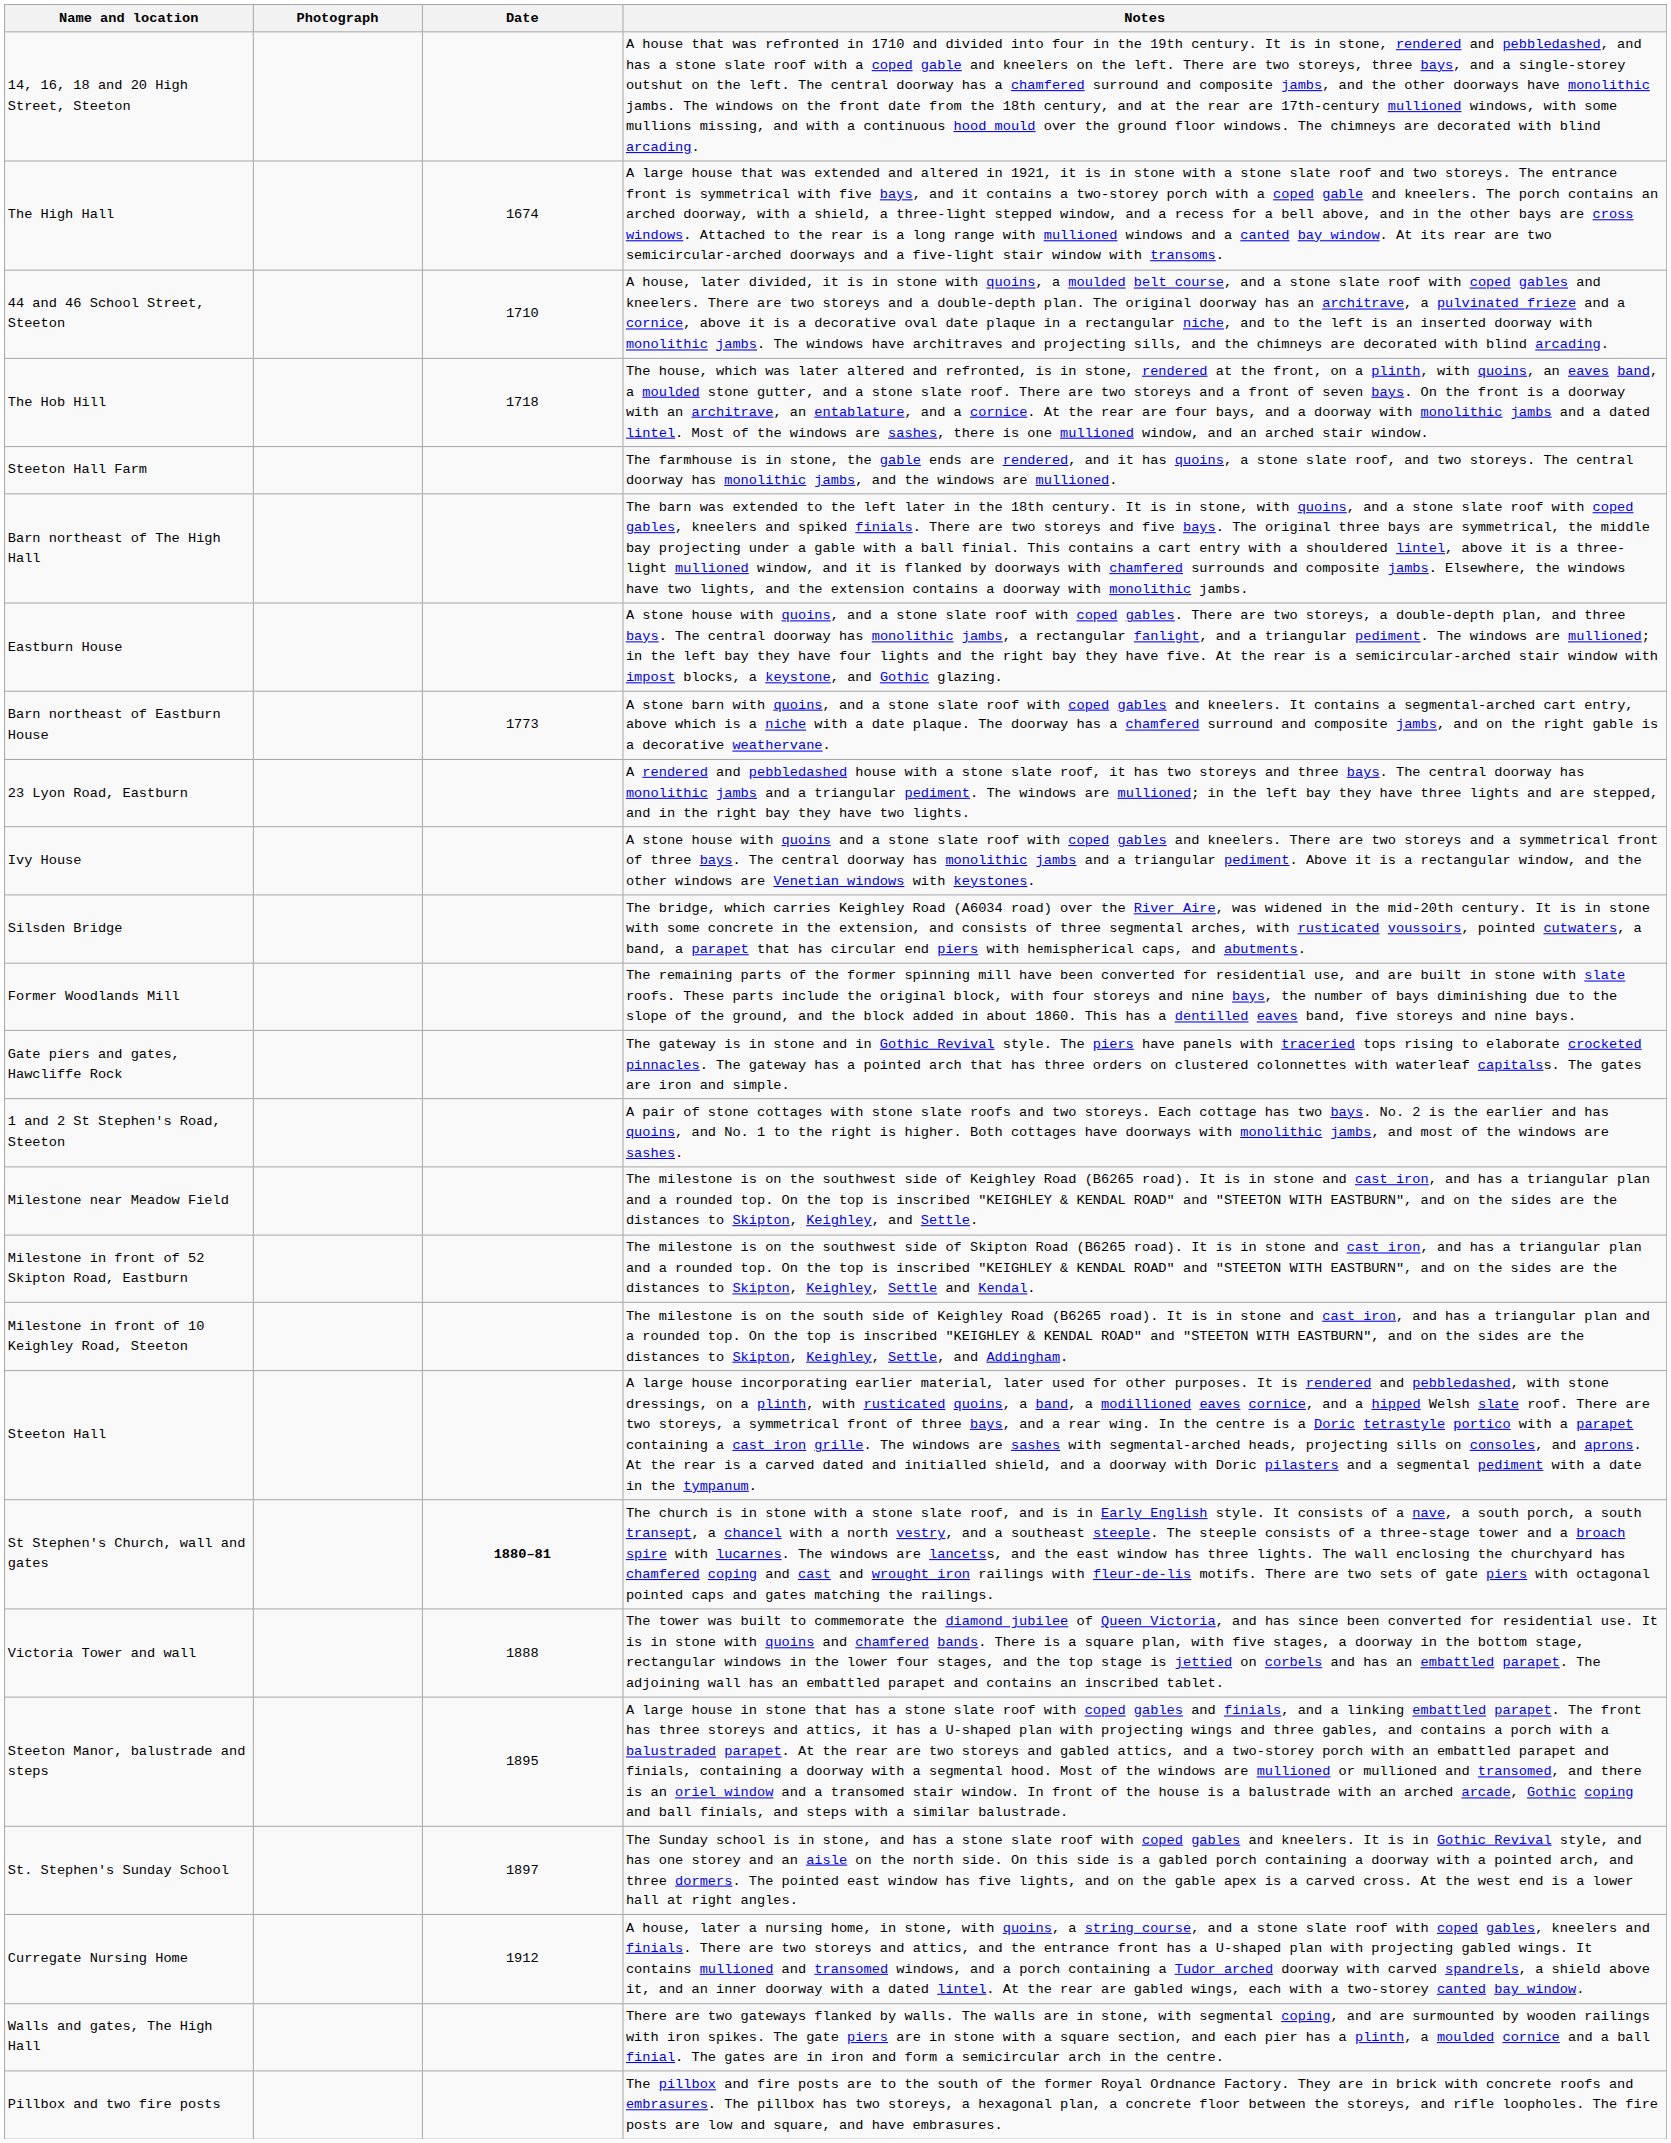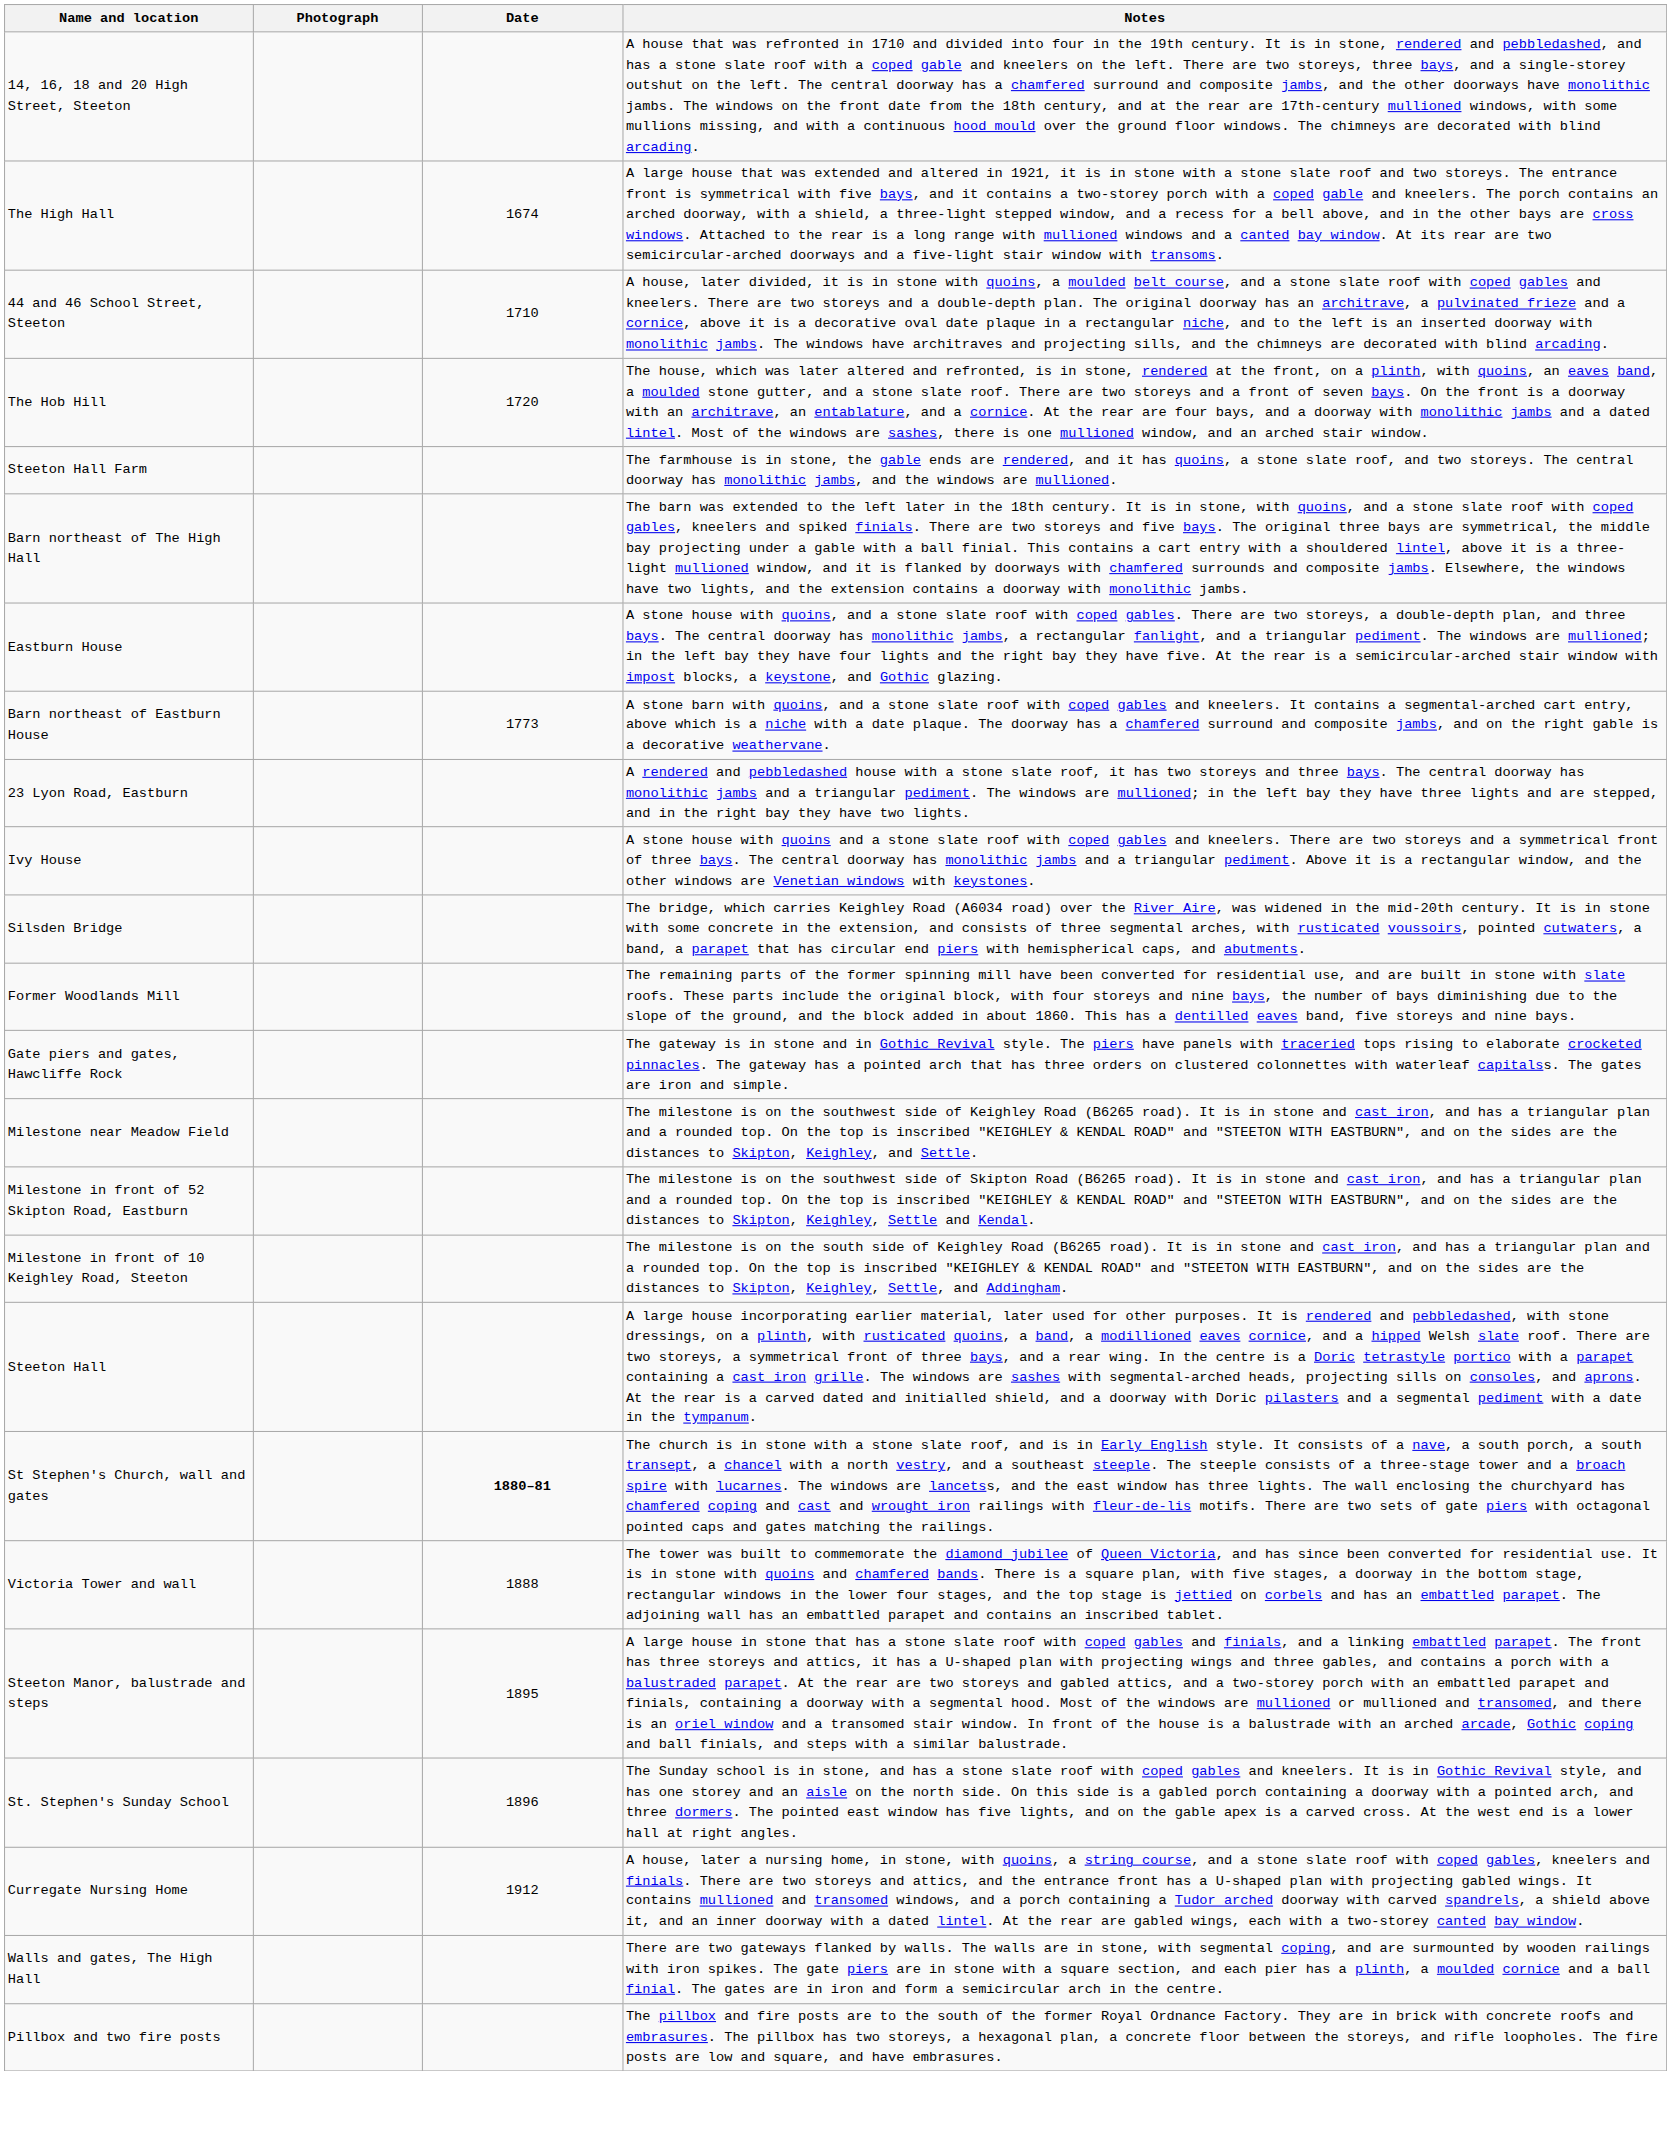(522, 402) 1718 -> (522, 402) 1720
- row: (114, 1132)
(522, 1870) 1897 -> (522, 1802) 1896
